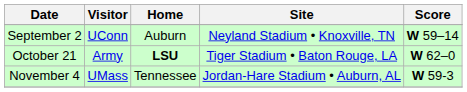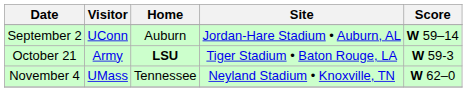(302, 35) Neyland Stadium • Knoxville, TN -> (302, 35) Jordan-Hare Stadium • Auburn, AL
(433, 55) W 62–0 -> (433, 55) W 59-3
(302, 76) Jordan-Hare Stadium • Auburn, AL -> (302, 76) Neyland Stadium • Knoxville, TN
(433, 76) W 59-3 -> (433, 76) W 62–0
